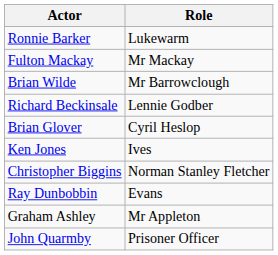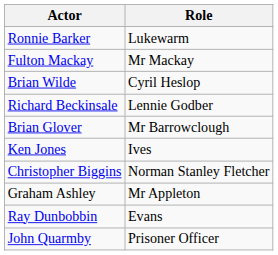(179, 82) Mr Barrowclough -> (164, 82) Cyril Heslop
(164, 127) Cyril Heslop -> (179, 127) Mr Barrowclough
rows swapped: (52, 194) <-> (52, 216)
